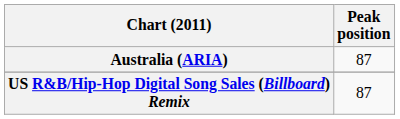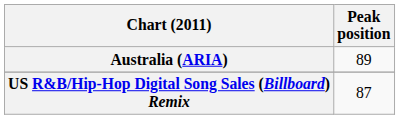(364, 59) 87 -> (364, 59) 89
